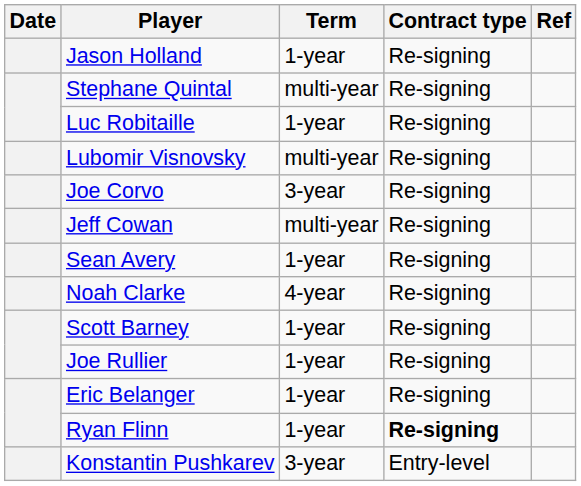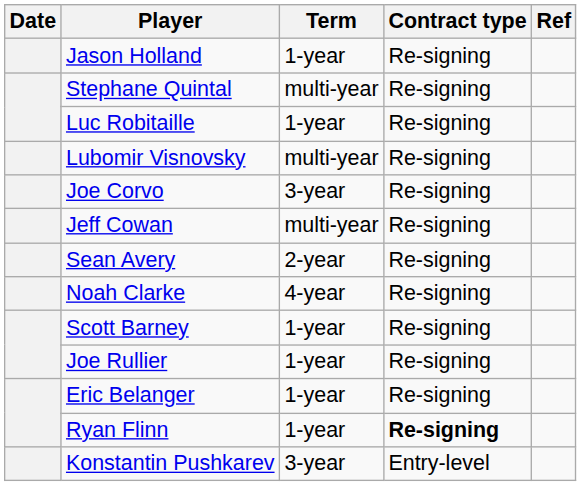(315, 259) 1-year -> (315, 259) 2-year
